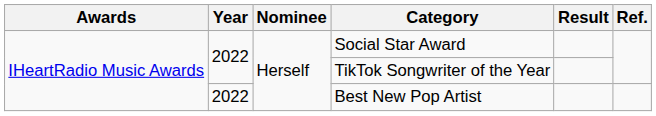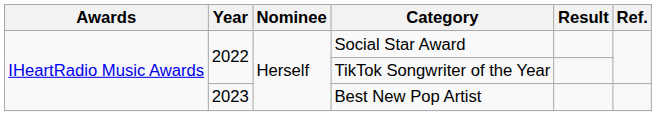(230, 96) 2022 -> (230, 96) 2023
